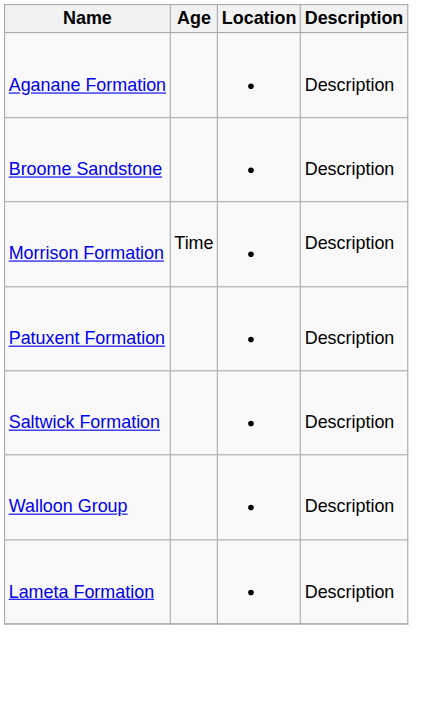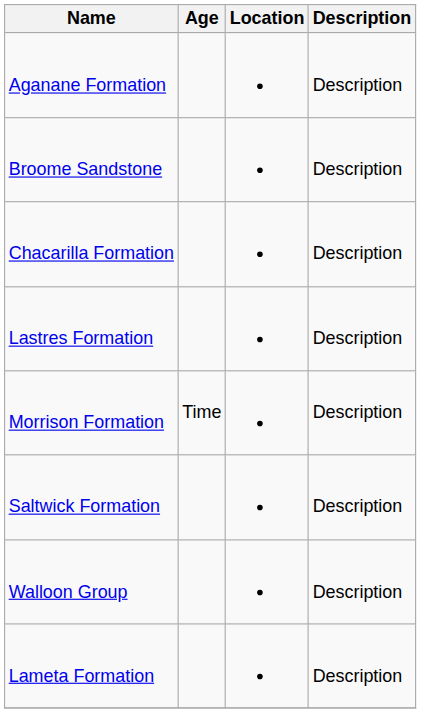+ row: (91, 254)
+ row: (81, 338)
- row: (87, 338)
